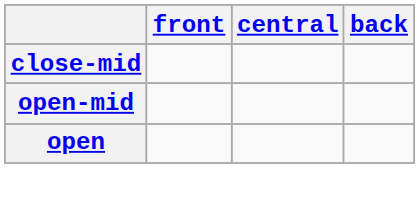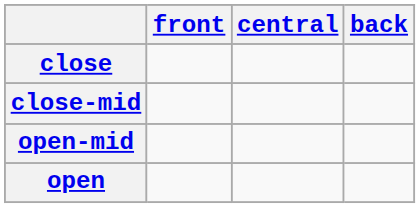+ row: (76, 64)
